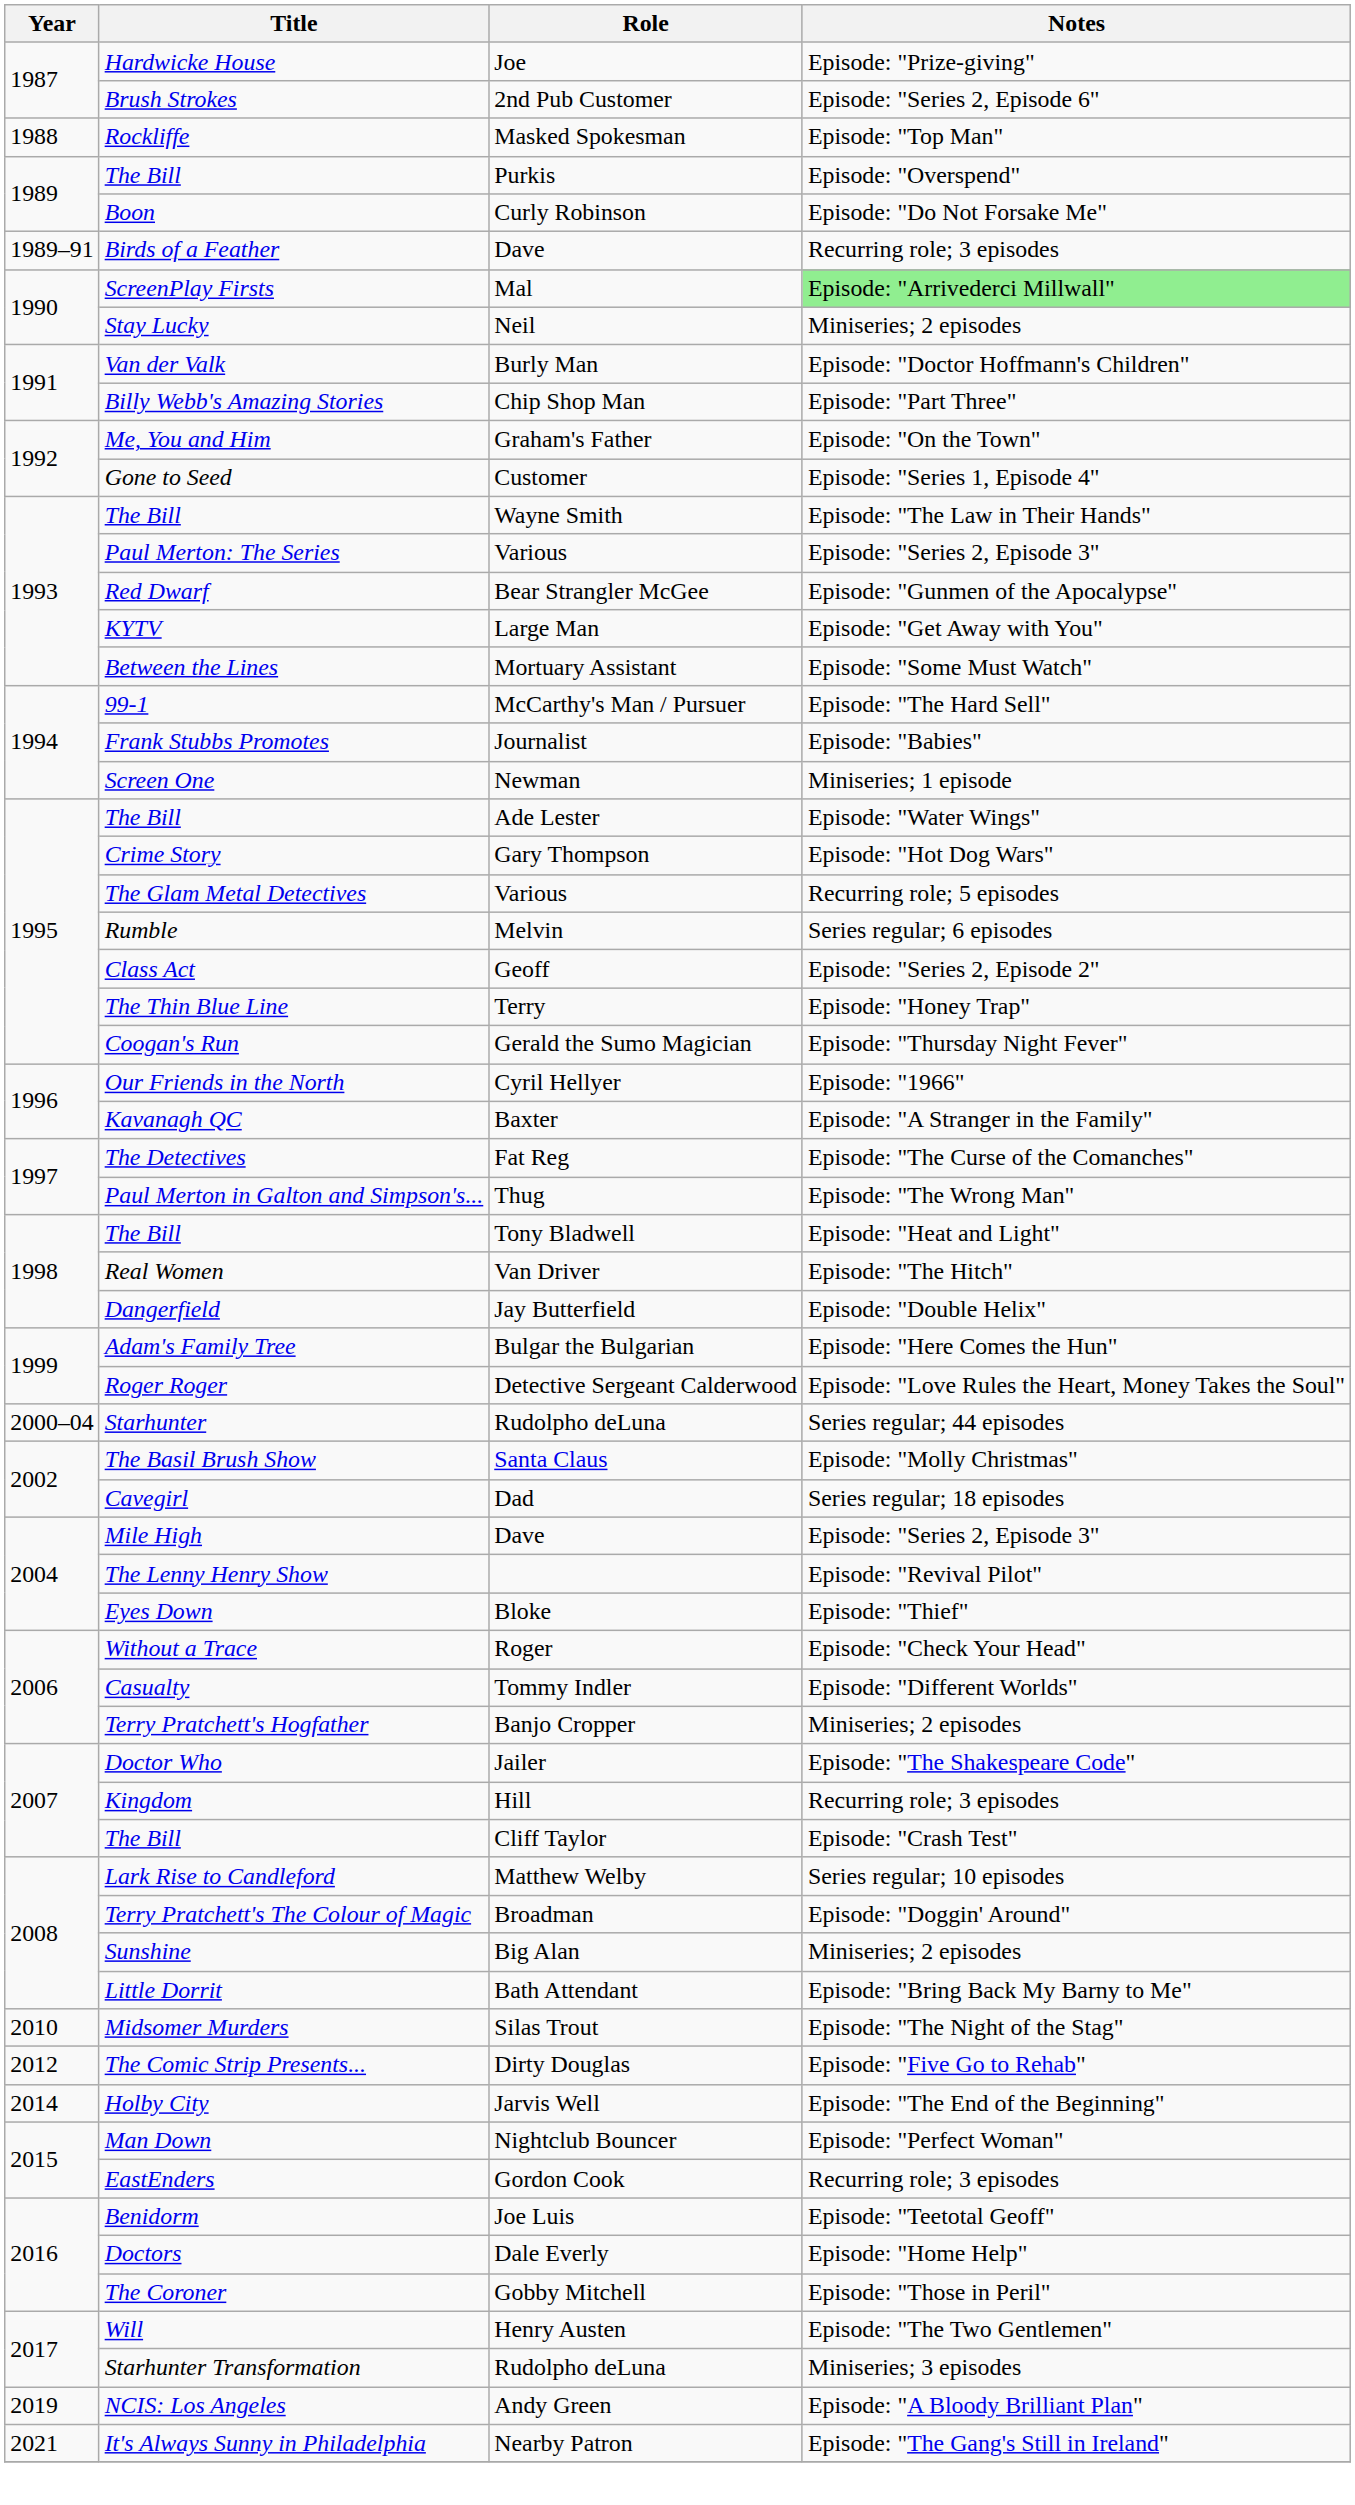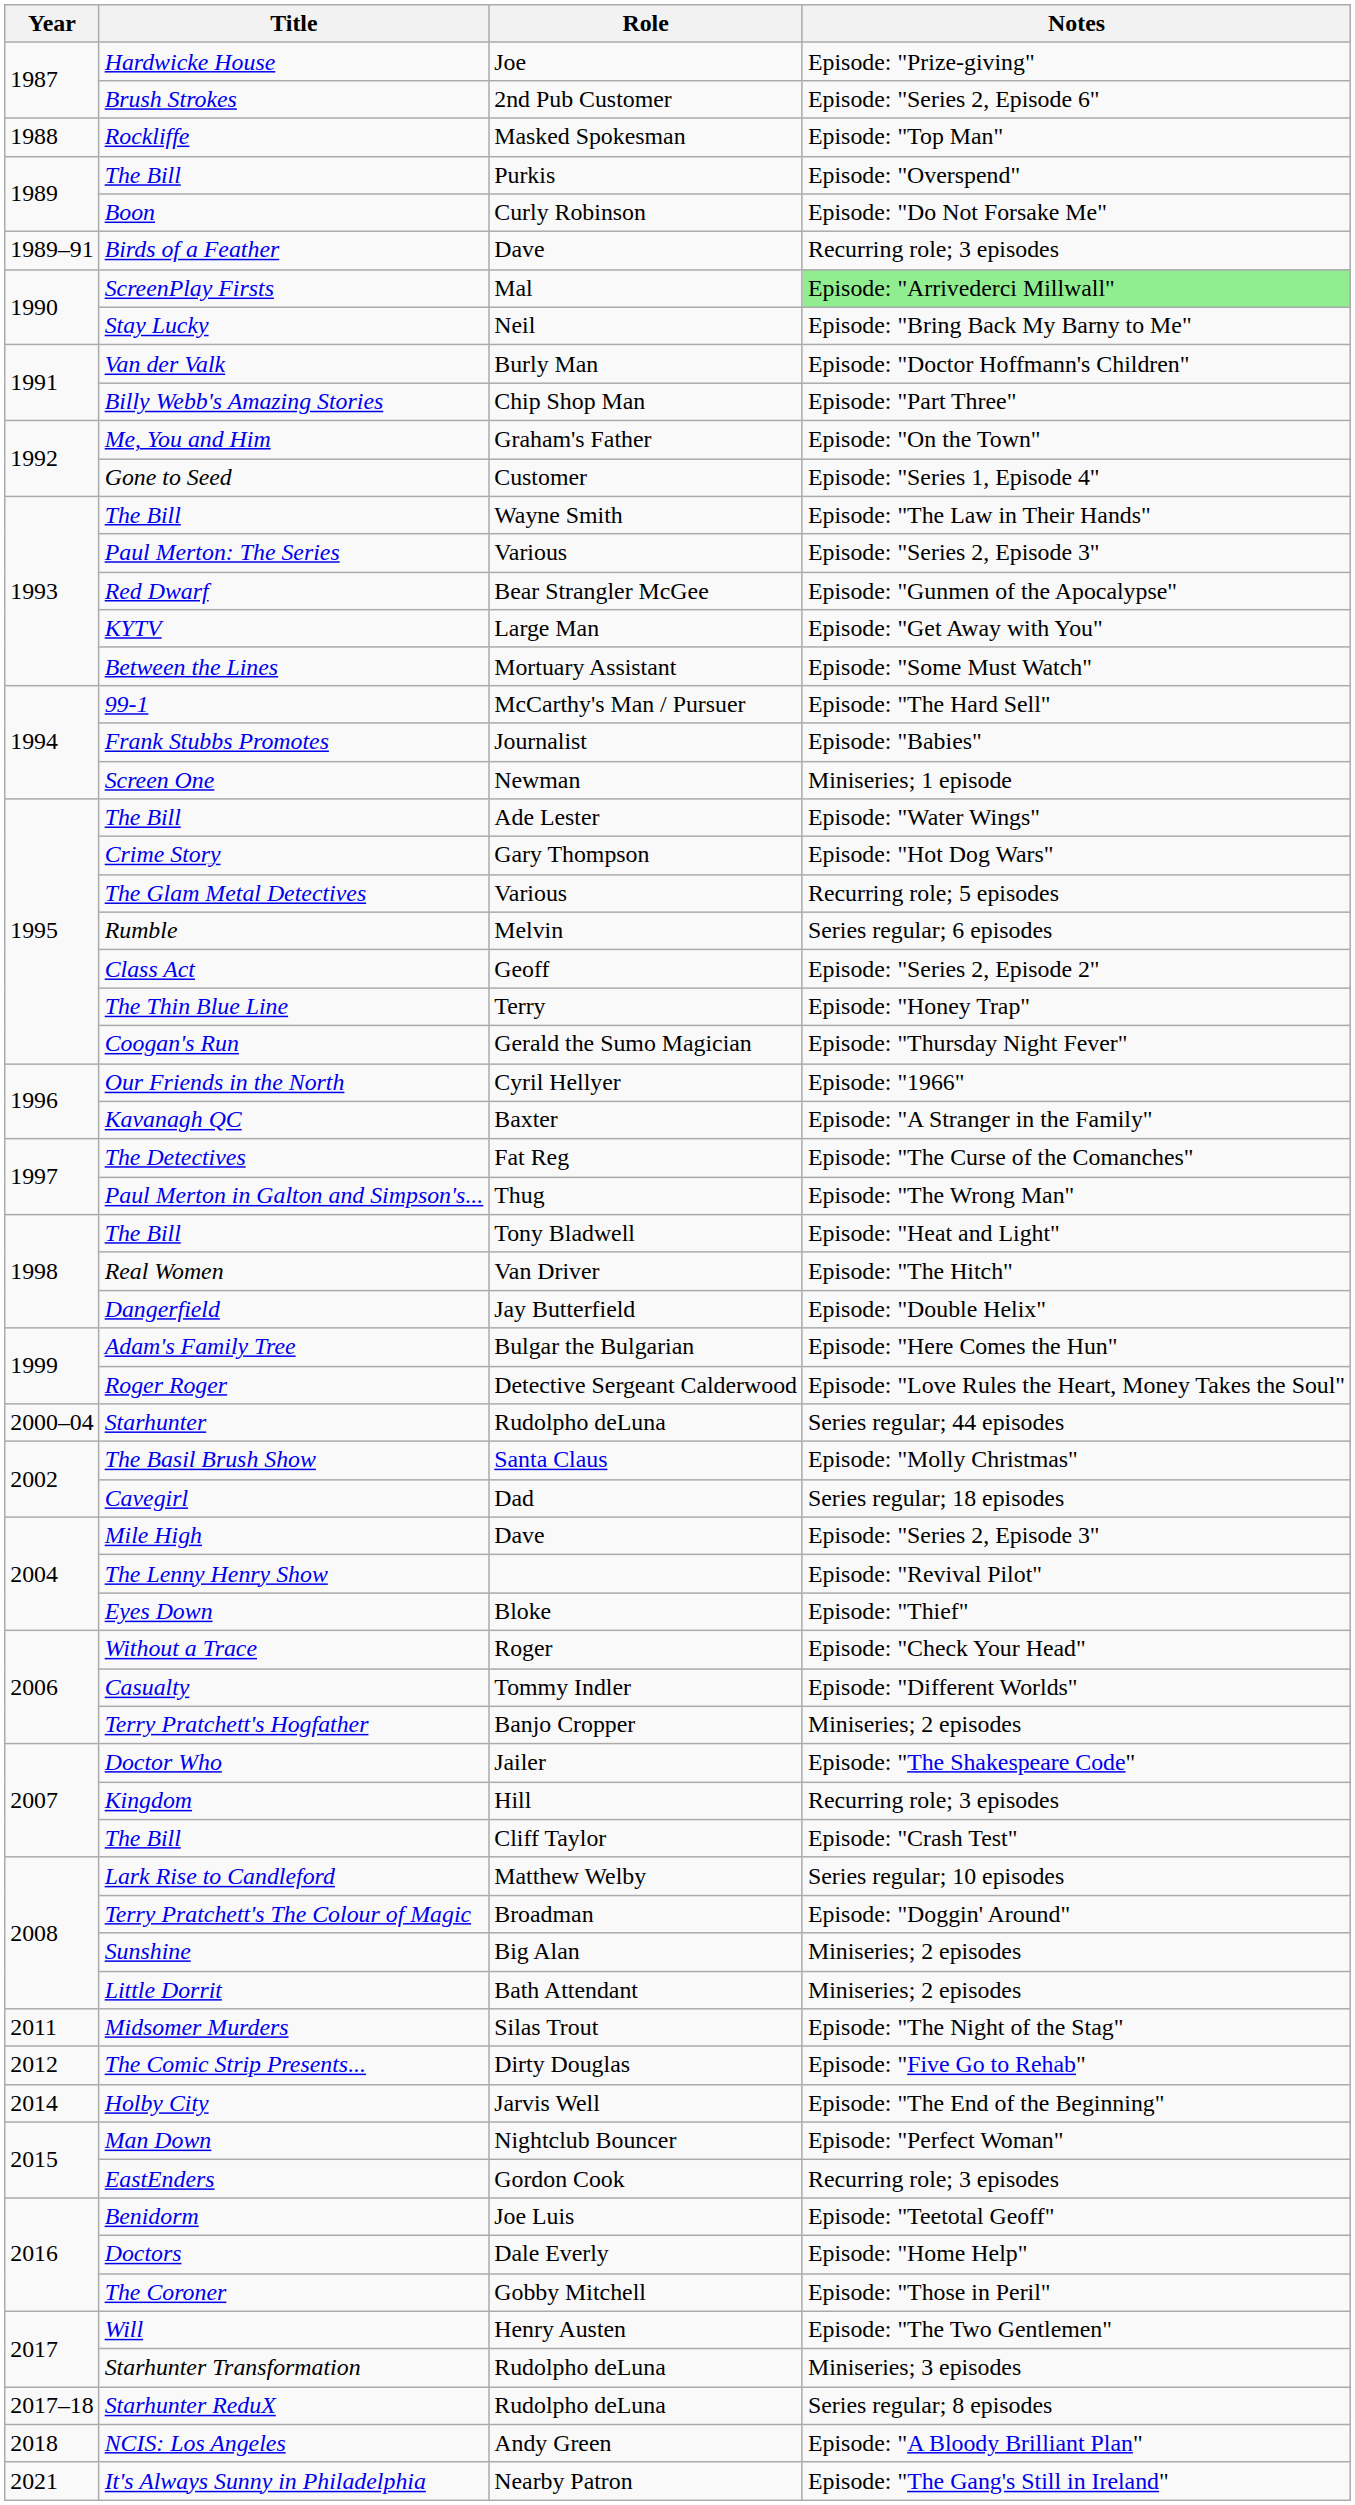(915, 325) Miniseries; 2 episodes -> (1000, 325) Episode: "Bring Back My Barny to Me"
(1000, 1989) Episode: "Bring Back My Barny to Me" -> (915, 1989) Miniseries; 2 episodes
(34, 2027) 2010 -> (34, 2027) 2011
+ row: (190, 2405)
(34, 2405) 2019 -> (34, 2443) 2018
